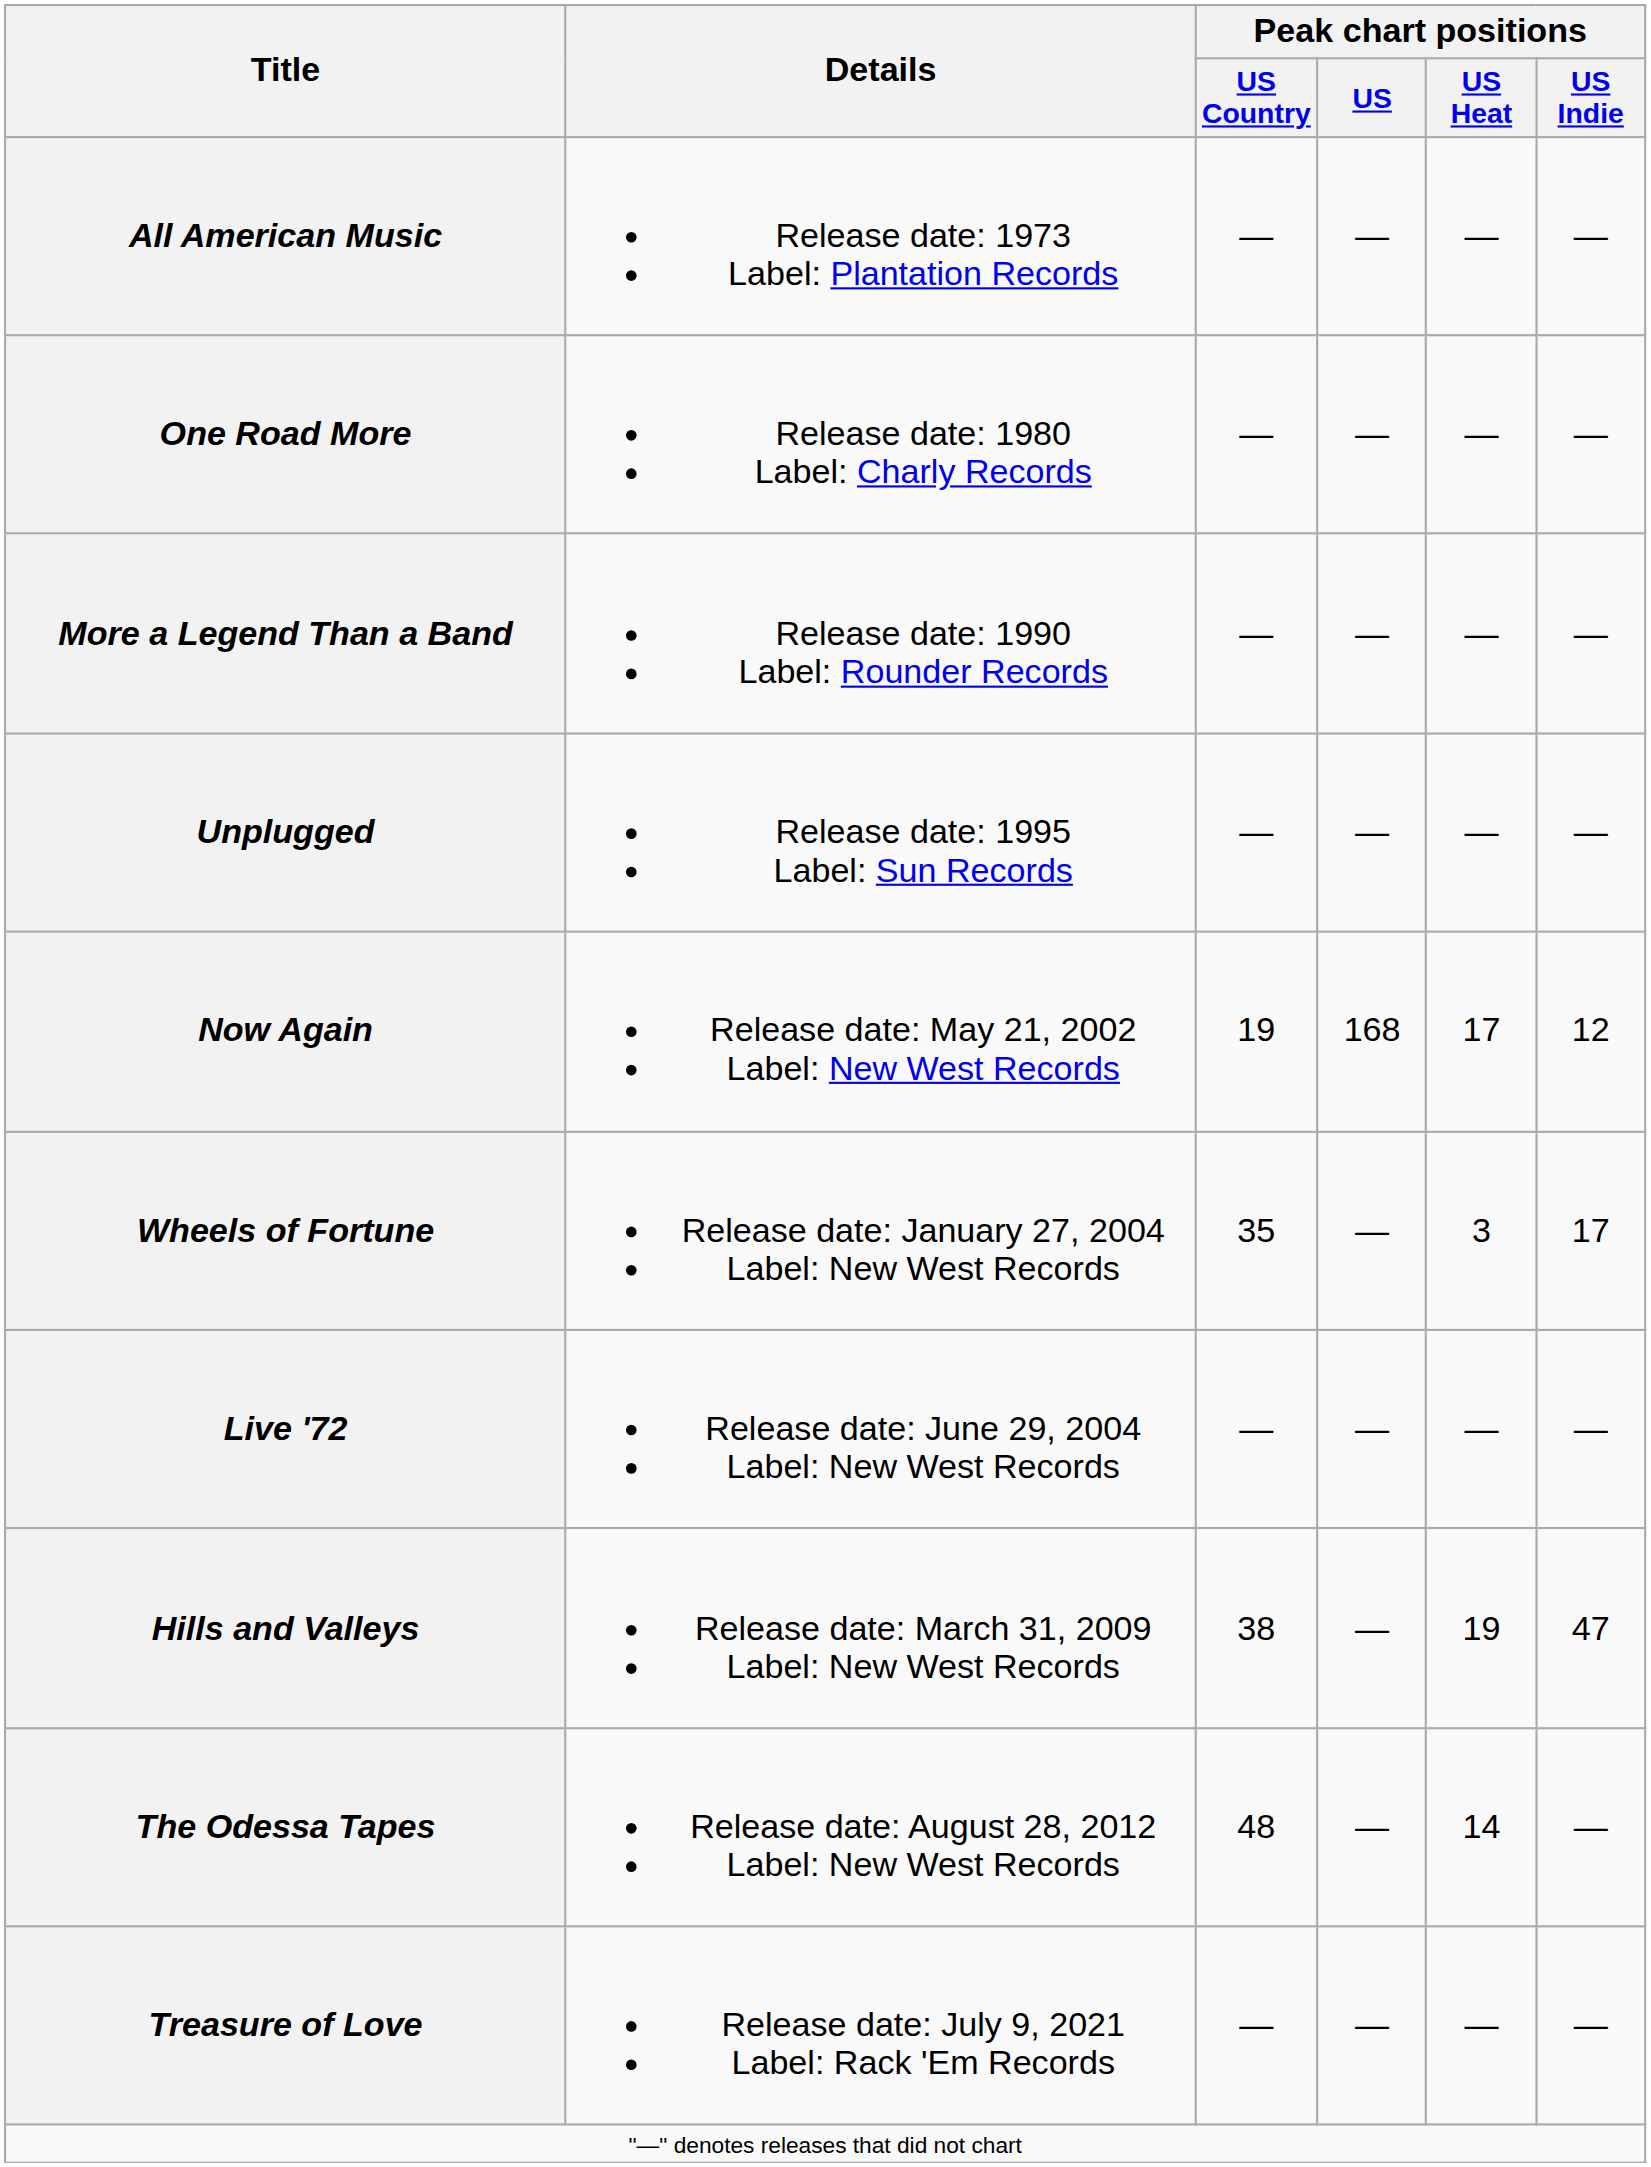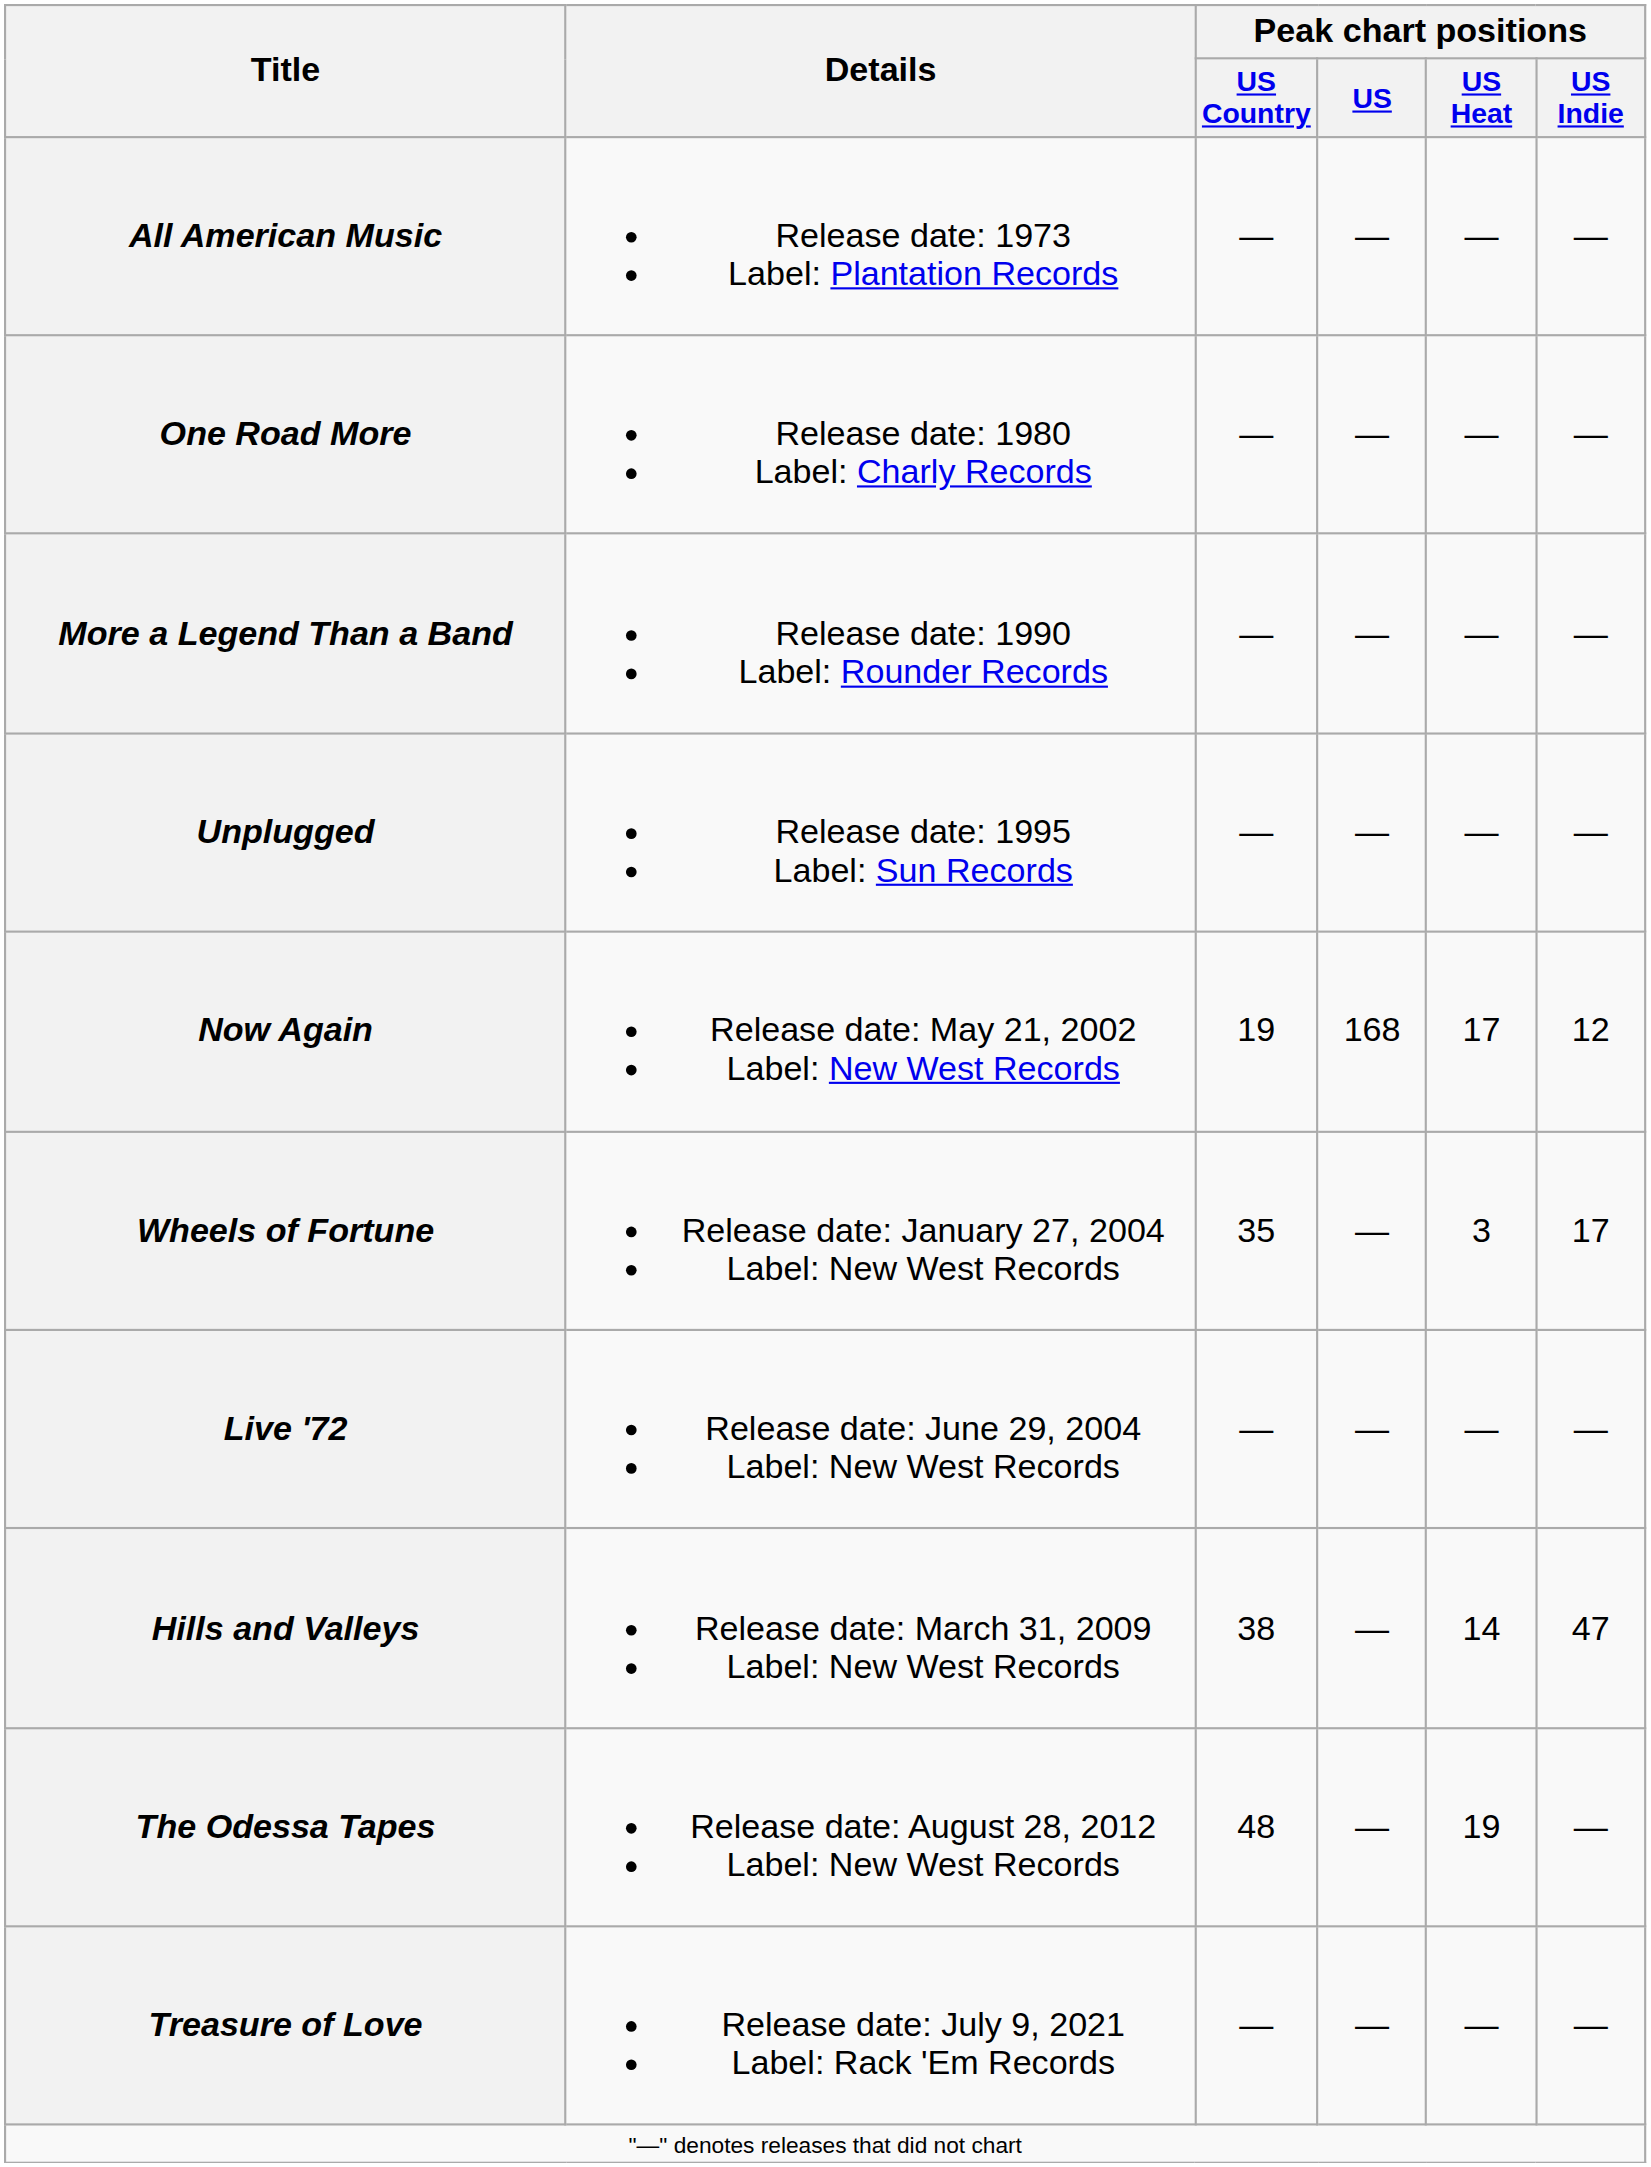(1481, 1627) 19 -> (1481, 1627) 14
(1481, 1826) 14 -> (1481, 1826) 19
